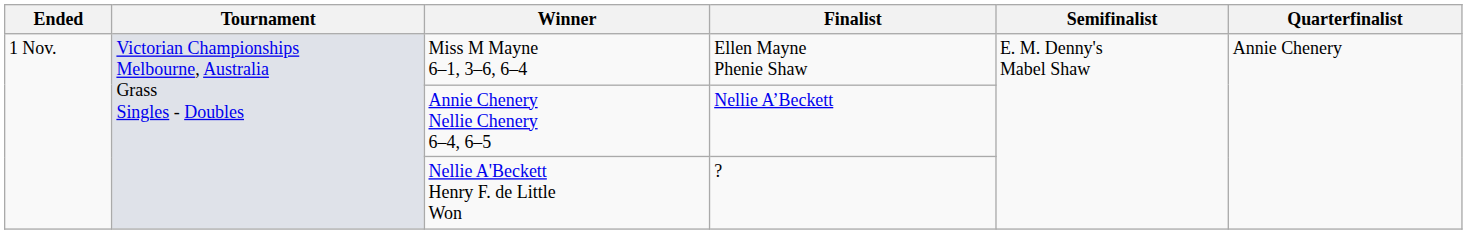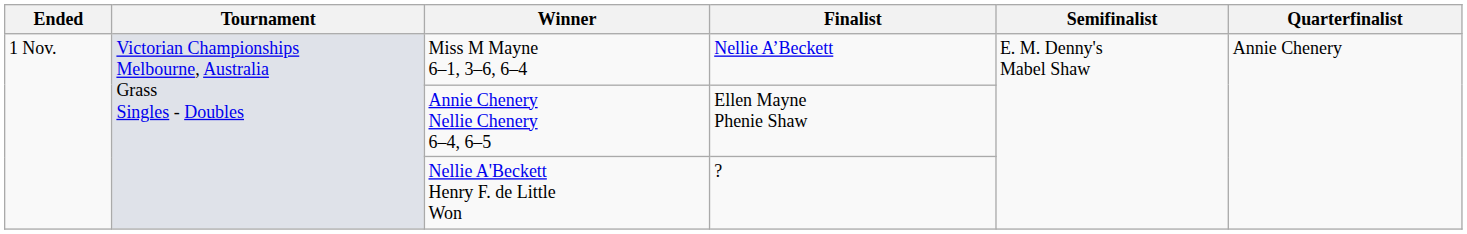(761, 59) Ellen Mayne Phenie Shaw -> (774, 48) Nellie A’Beckett
(774, 99) Nellie A’Beckett -> (761, 109) Ellen Mayne Phenie Shaw
